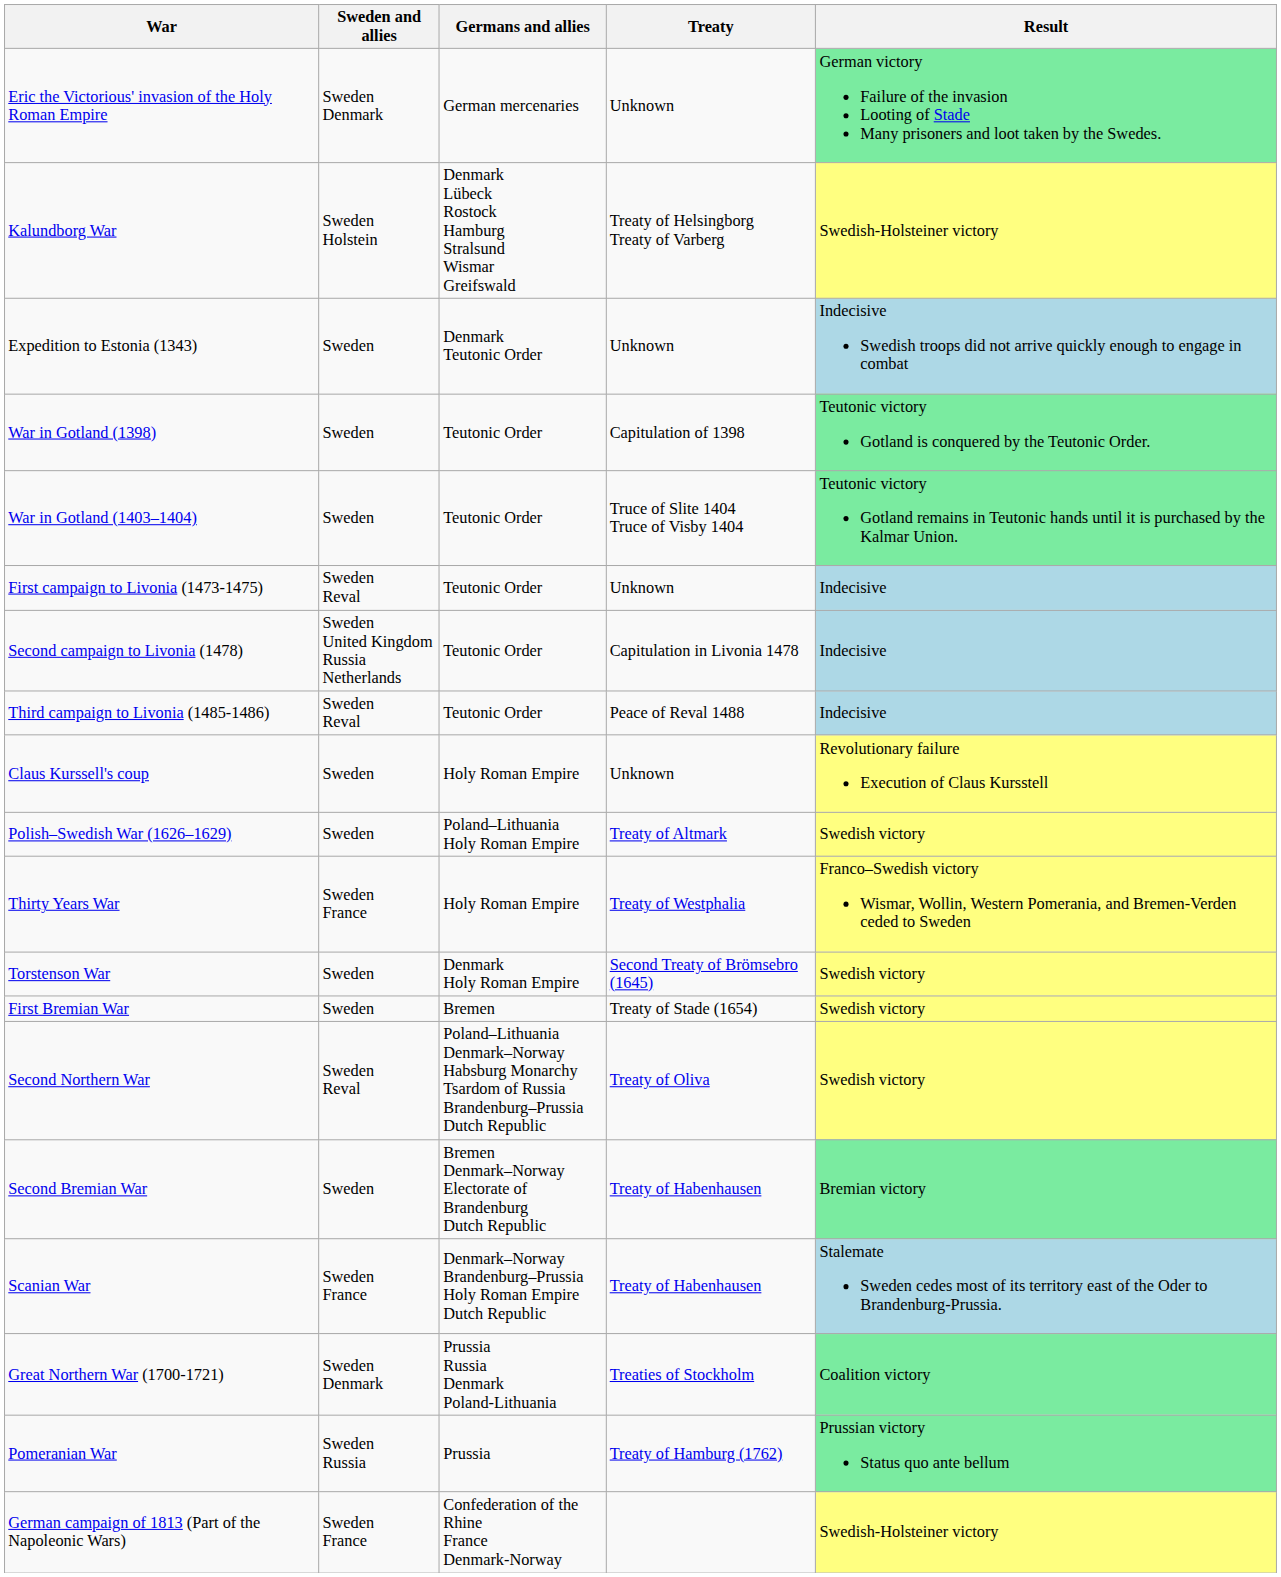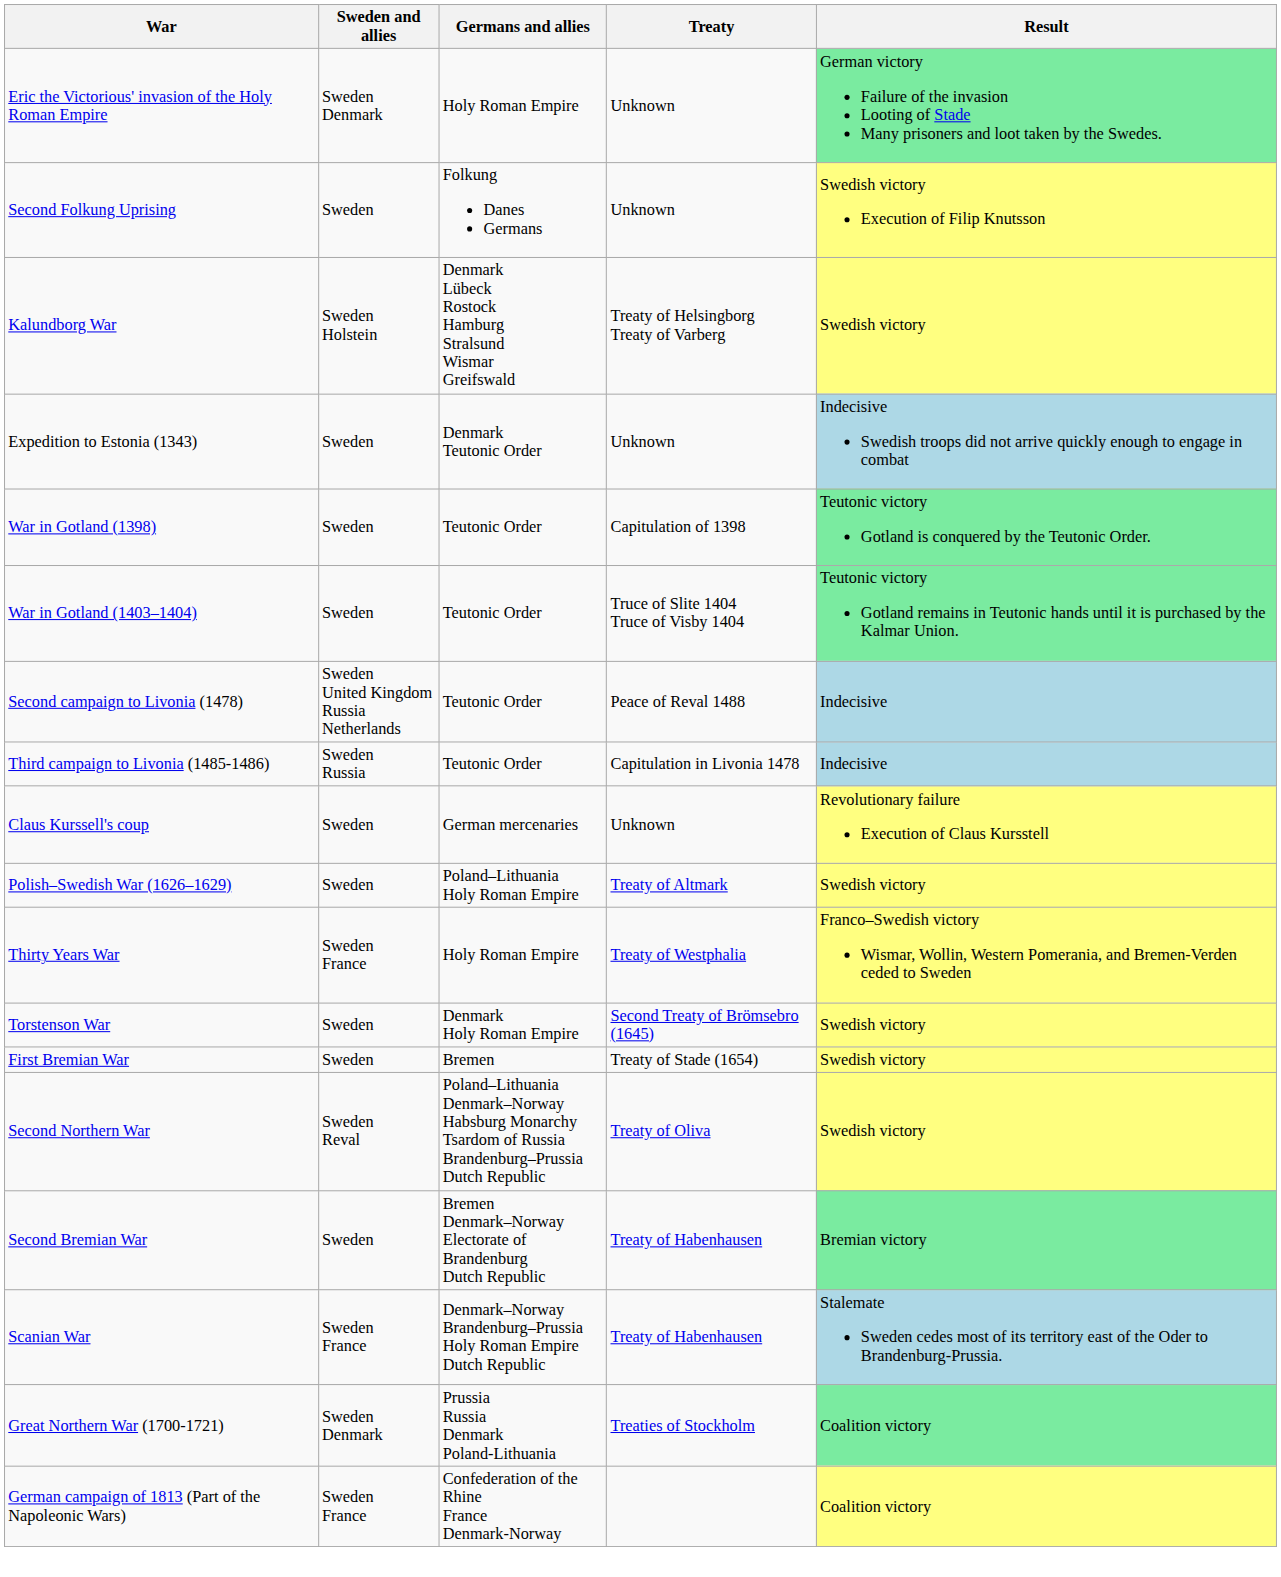(511, 105) German mercenaries -> (511, 105) Holy Roman Empire
+ row: (92, 209)
(909, 230) Swedish-Holsteiner victory -> (873, 325) Swedish victory
- row: (136, 587)
(704, 650) Capitulation in Livonia 1478 -> (678, 701) Peace of Reval 1488
(348, 713) Sweden Reval -> (348, 764) Sweden Russia
(677, 713) Peace of Reval 1488 -> (705, 764) Capitulation in Livonia 1478
(511, 773) Holy Roman Empire -> (510, 824) German mercenaries
- row: (63, 1453)
(909, 1532) Swedish-Holsteiner victory -> (876, 1506) Coalition victory
